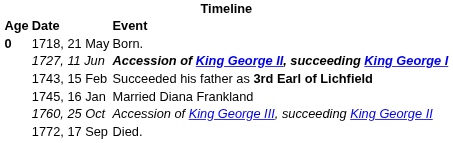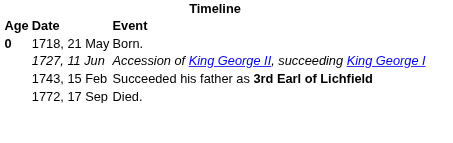(280, 61) bold -> (269, 61) normal
- row: (69, 96)
- row: (68, 114)
